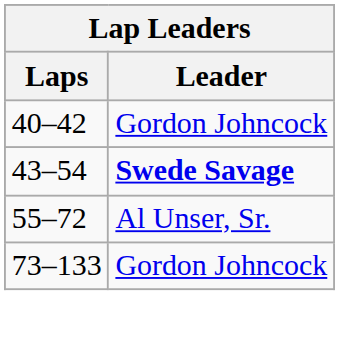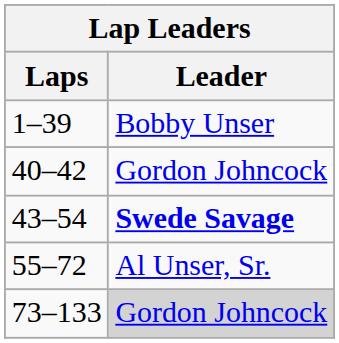+ row: (42, 123)
(221, 265) no background -> (221, 312) lightgrey background
